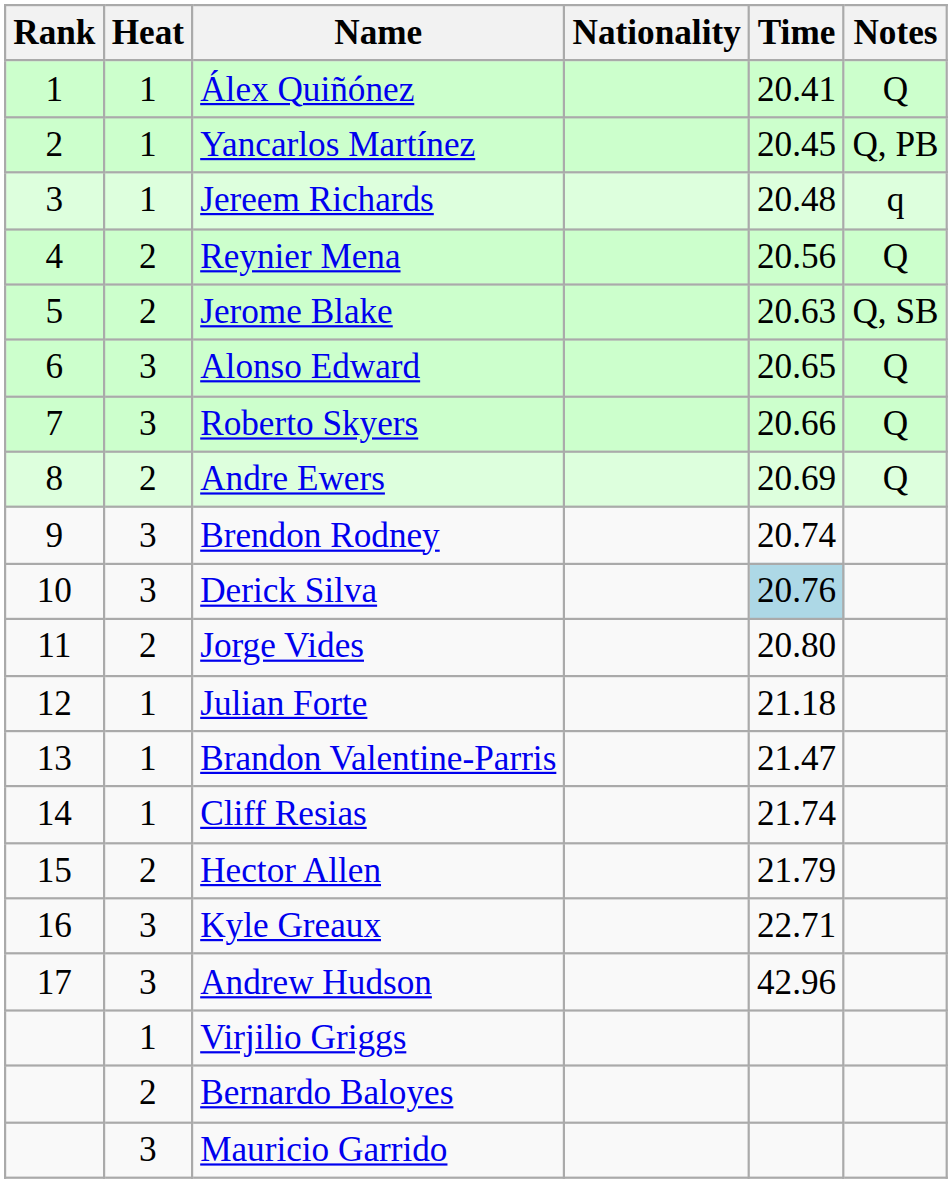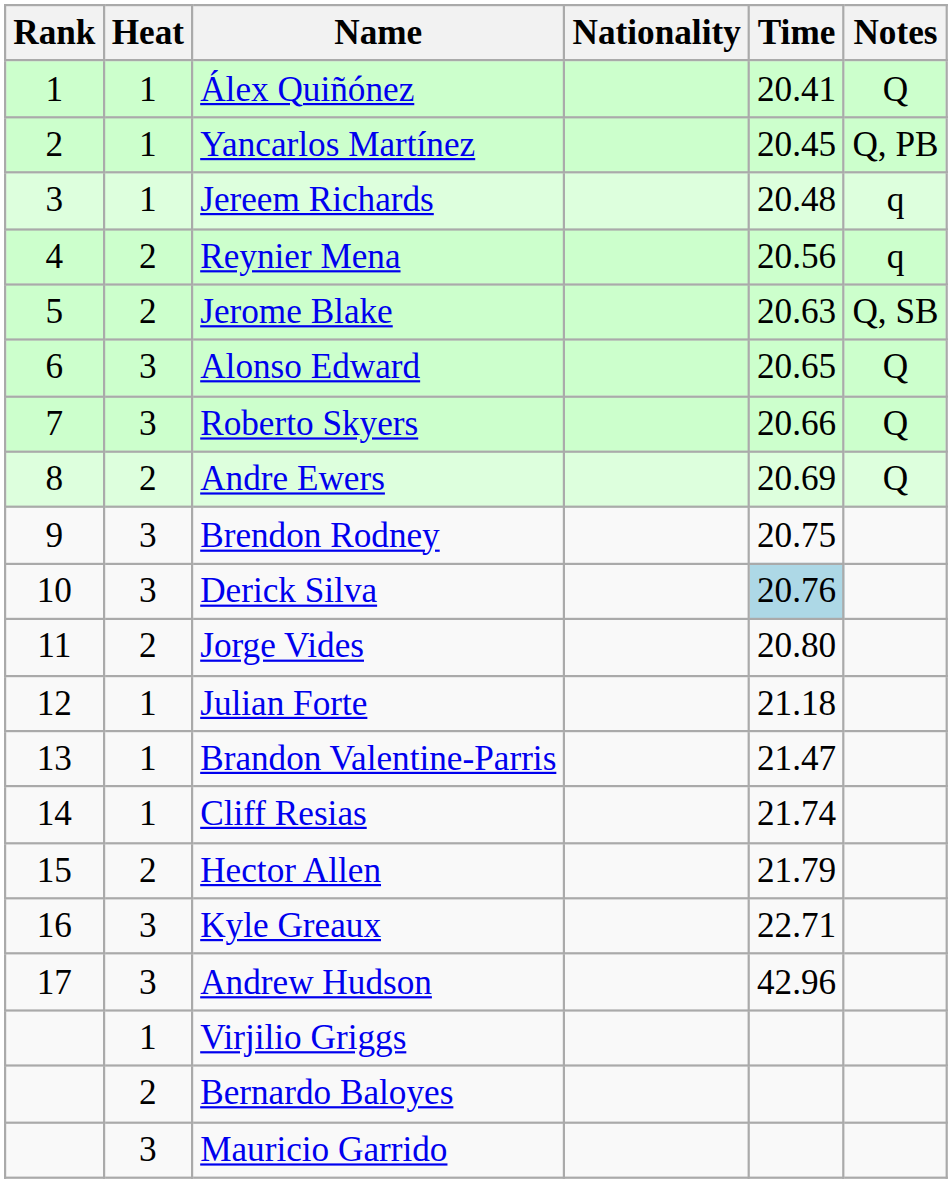(895, 255) Q -> (895, 255) q
(797, 534) 20.74 -> (797, 534) 20.75
